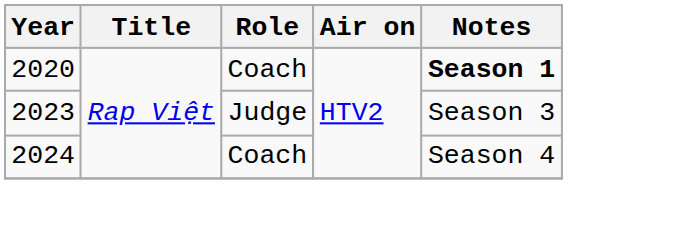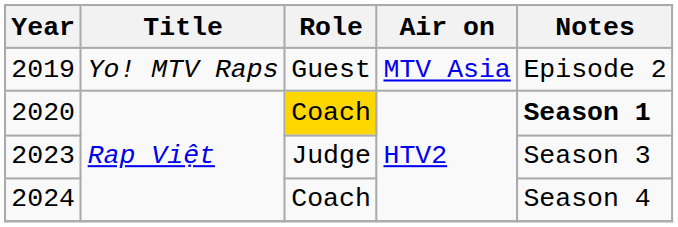+ row: (43, 70)
(267, 70) no background -> (331, 113) gold background
